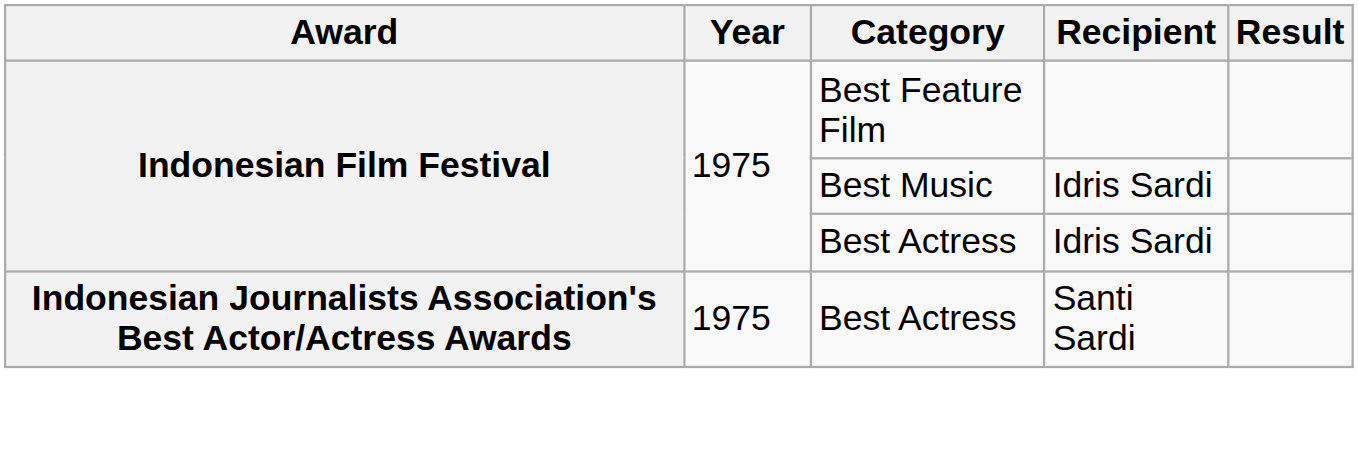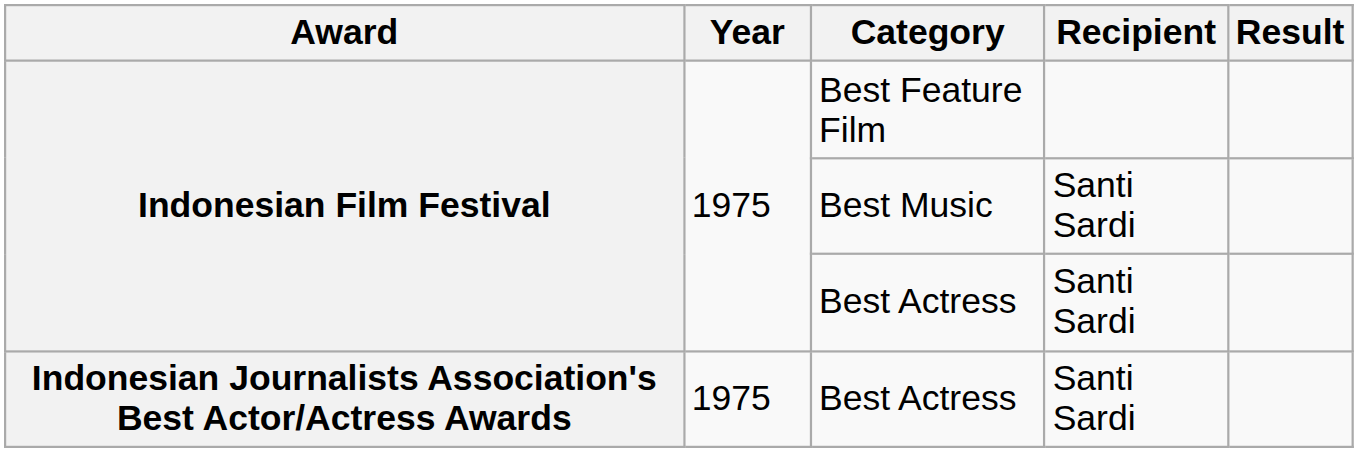(1133, 185) Idris Sardi -> (1094, 205) Santi Sardi
(1133, 241) Idris Sardi -> (1094, 301) Santi Sardi
